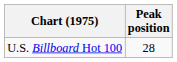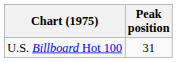(149, 47) 28 -> (149, 47) 31
